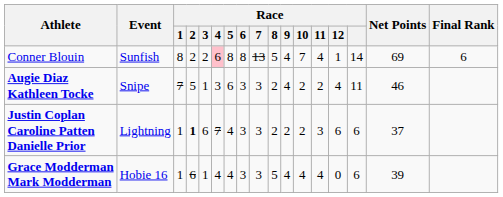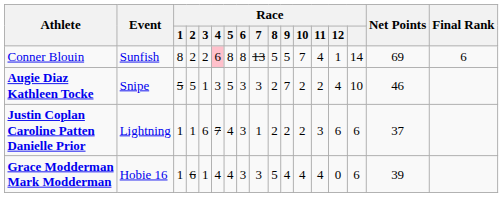(287, 57) 4 -> (287, 57) 5
(180, 86) 7 -> (180, 86) 5
(230, 86) 6 -> (230, 86) 5
(287, 86) 4 -> (287, 86) 7
(356, 86) 11 -> (356, 86) 10
(193, 130) bold -> (193, 130) normal
(259, 130) 3 -> (259, 130) 1
